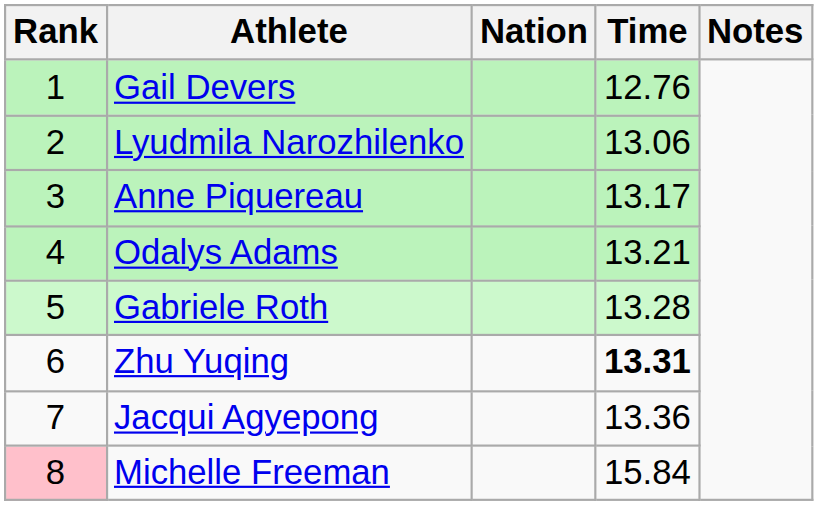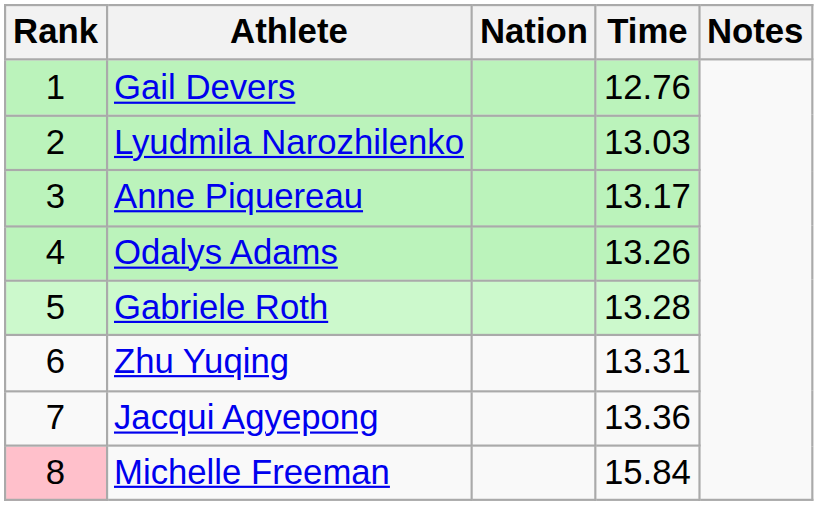(647, 142) 13.06 -> (647, 142) 13.03
(647, 252) 13.21 -> (647, 252) 13.26
(647, 362) bold -> (647, 362) normal
